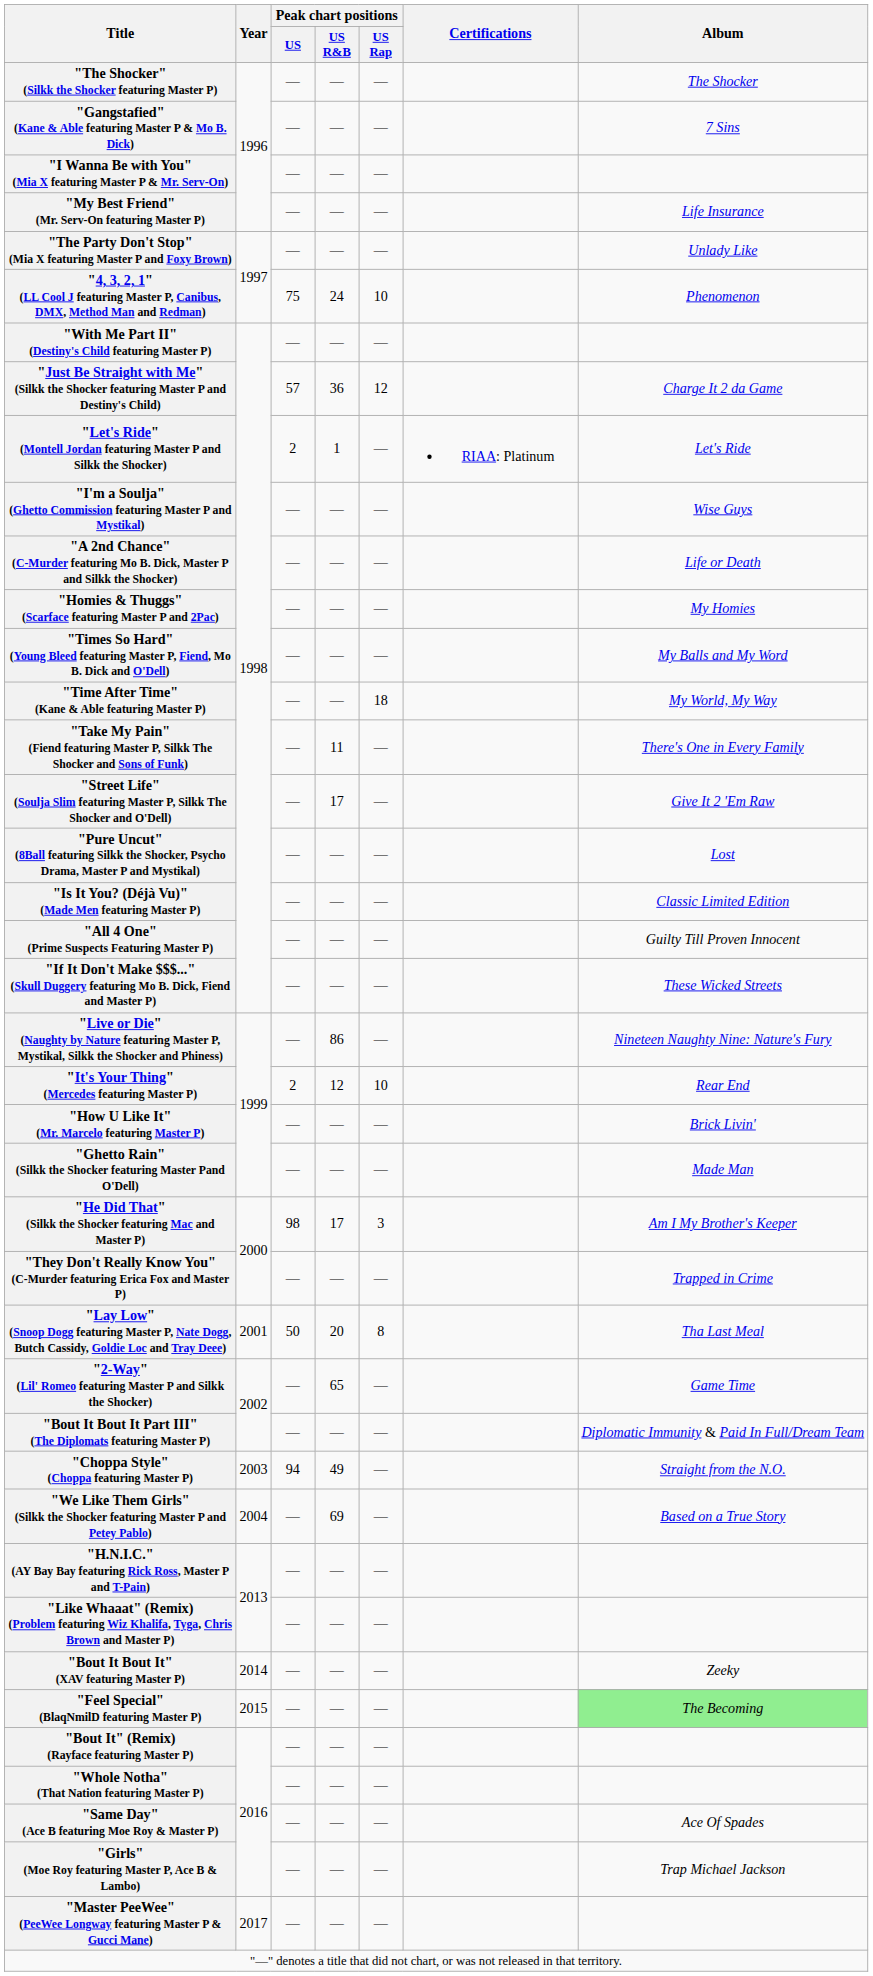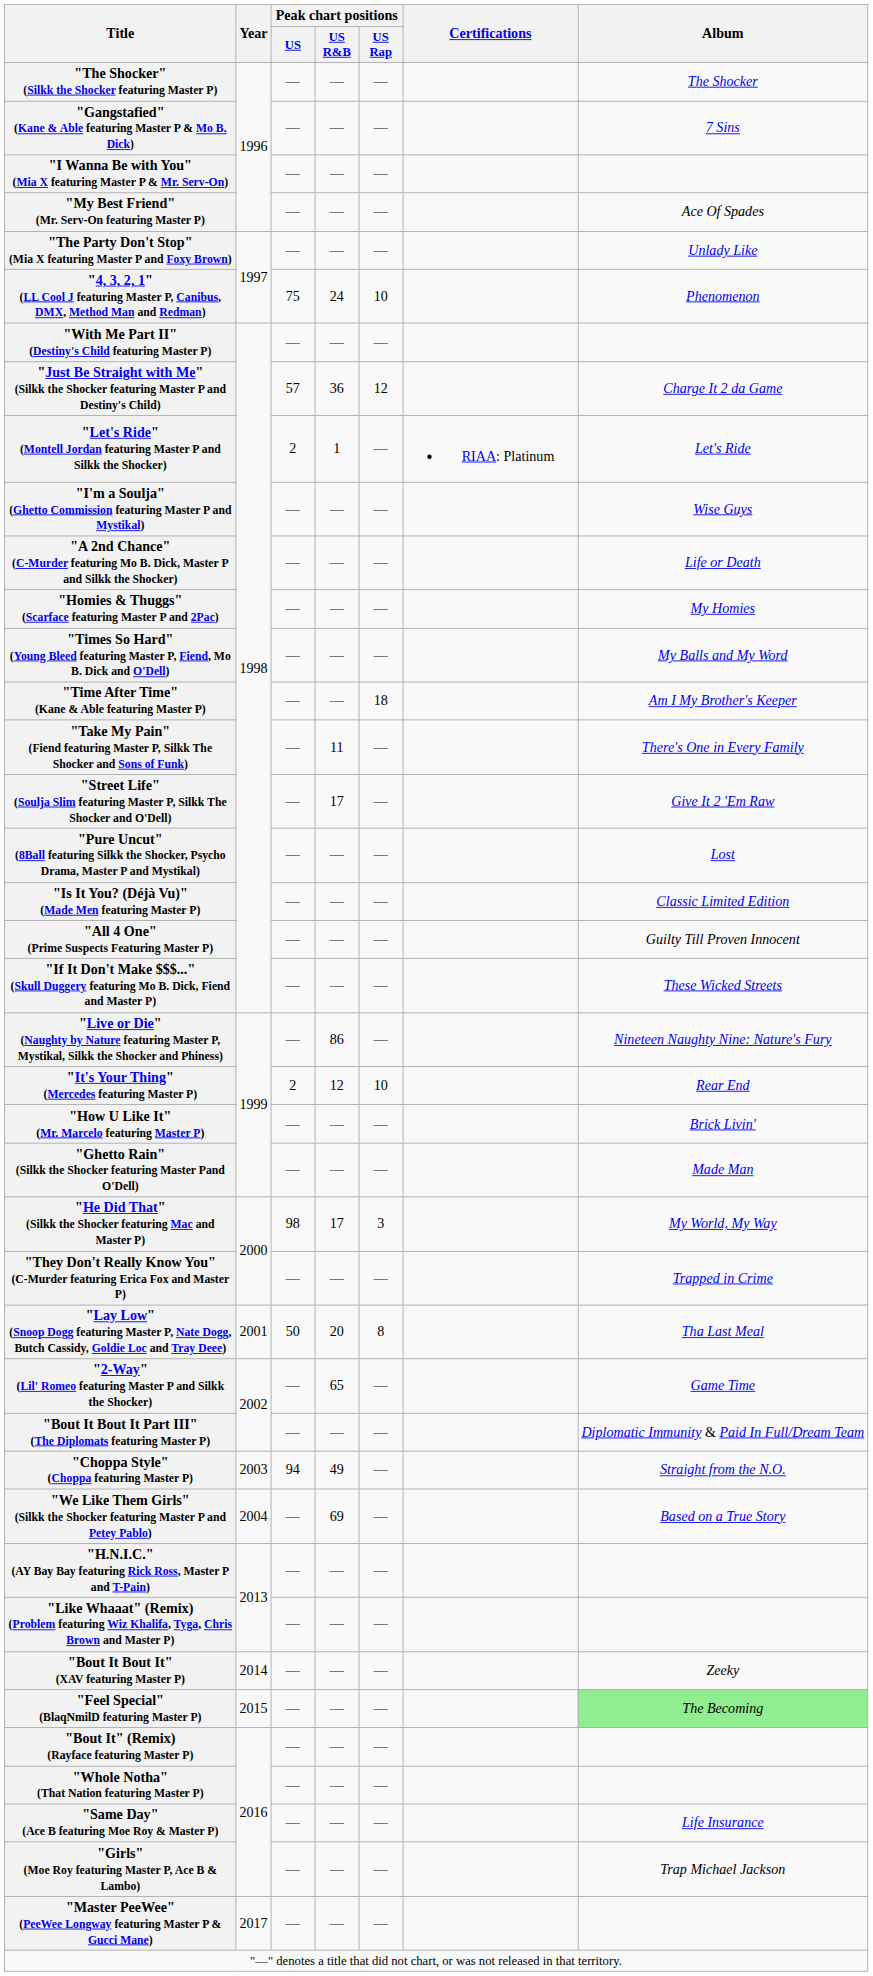(723, 212) Life Insurance -> (723, 212) Ace Of Spades
(723, 701) My World, My Way -> (723, 701) Am I My Brother's Keeper
(723, 1224) Am I My Brother's Keeper -> (723, 1224) My World, My Way
(723, 1823) Ace Of Spades -> (723, 1823) Life Insurance
